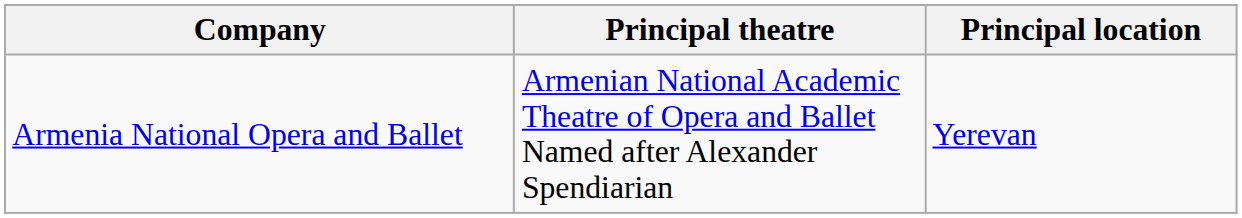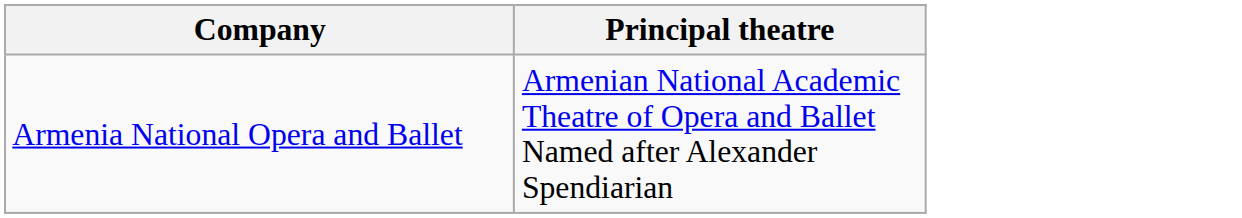- column: (1081, 29)
